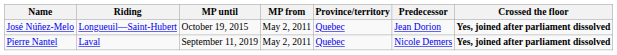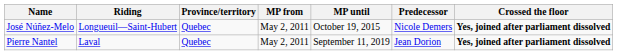columns swapped: (353, 12) <-> (220, 12)
(418, 27) Jean Dorion -> (423, 27) Nicole Demers
(423, 42) Nicole Demers -> (418, 42) Jean Dorion
